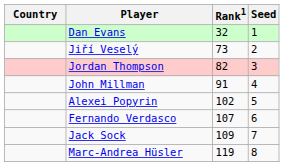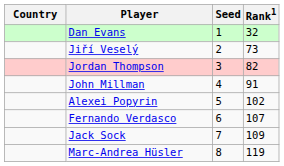columns swapped: (231, 14) <-> (264, 14)
